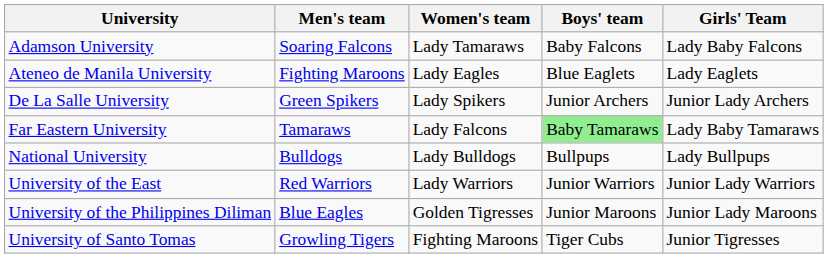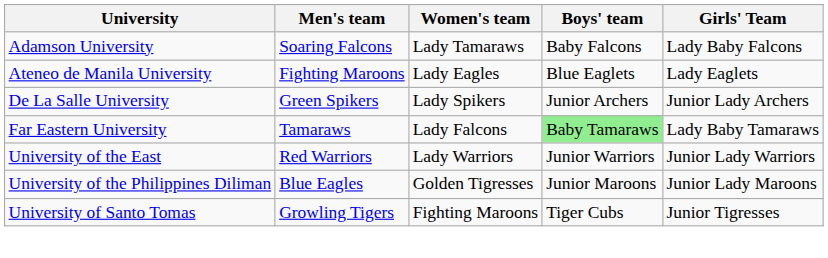- row: (78, 156)
